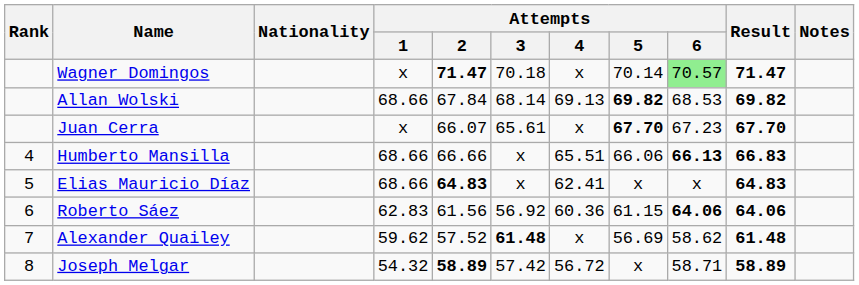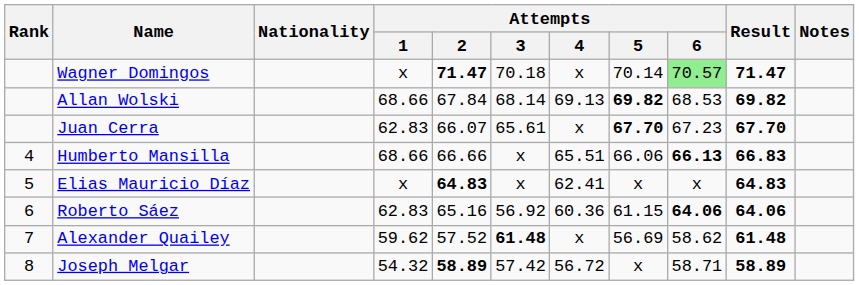(403, 129) x -> (403, 129) 62.83
(403, 184) 68.66 -> (403, 184) x
(462, 211) 61.56 -> (462, 211) 65.16
